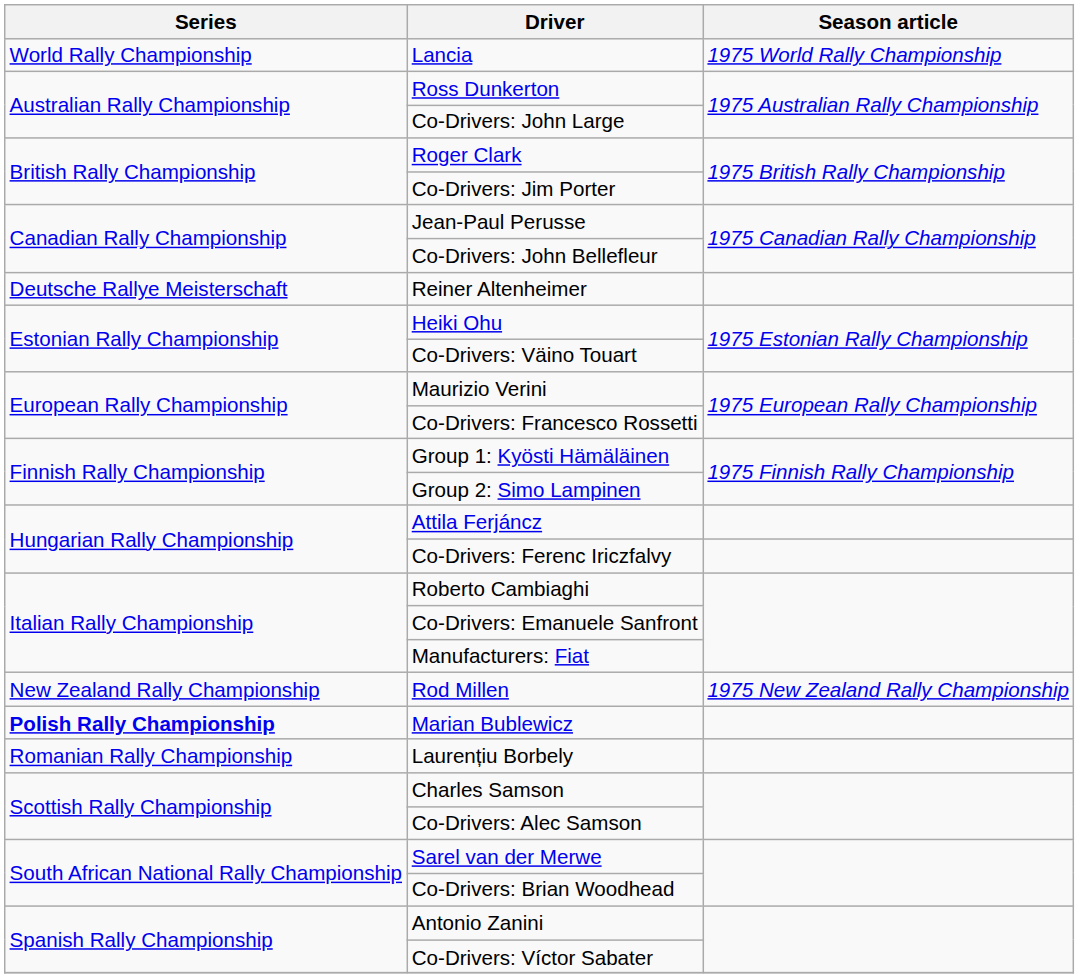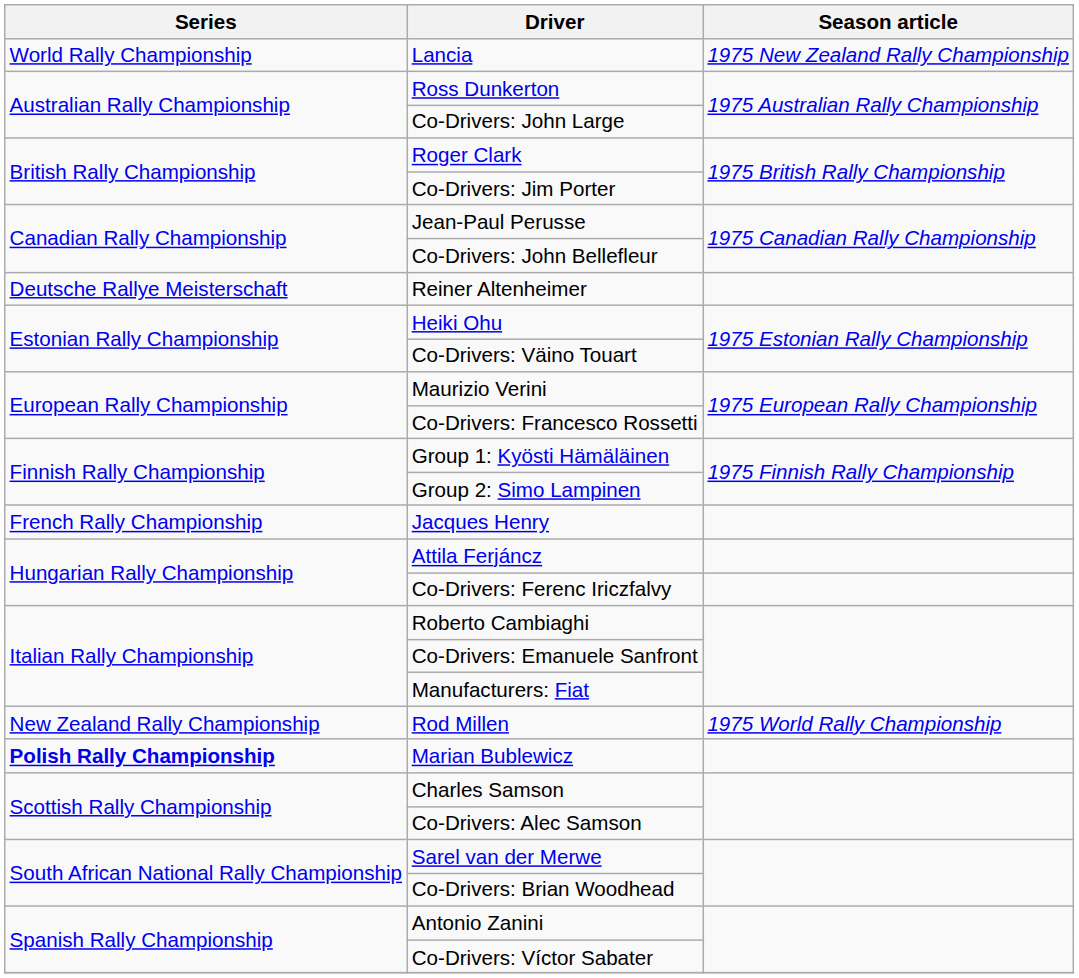(854, 55) 1975 World Rally Championship -> (888, 55) 1975 New Zealand Rally Championship
+ row: (480, 522)
(888, 689) 1975 New Zealand Rally Championship -> (854, 723) 1975 World Rally Championship
- row: (492, 756)
